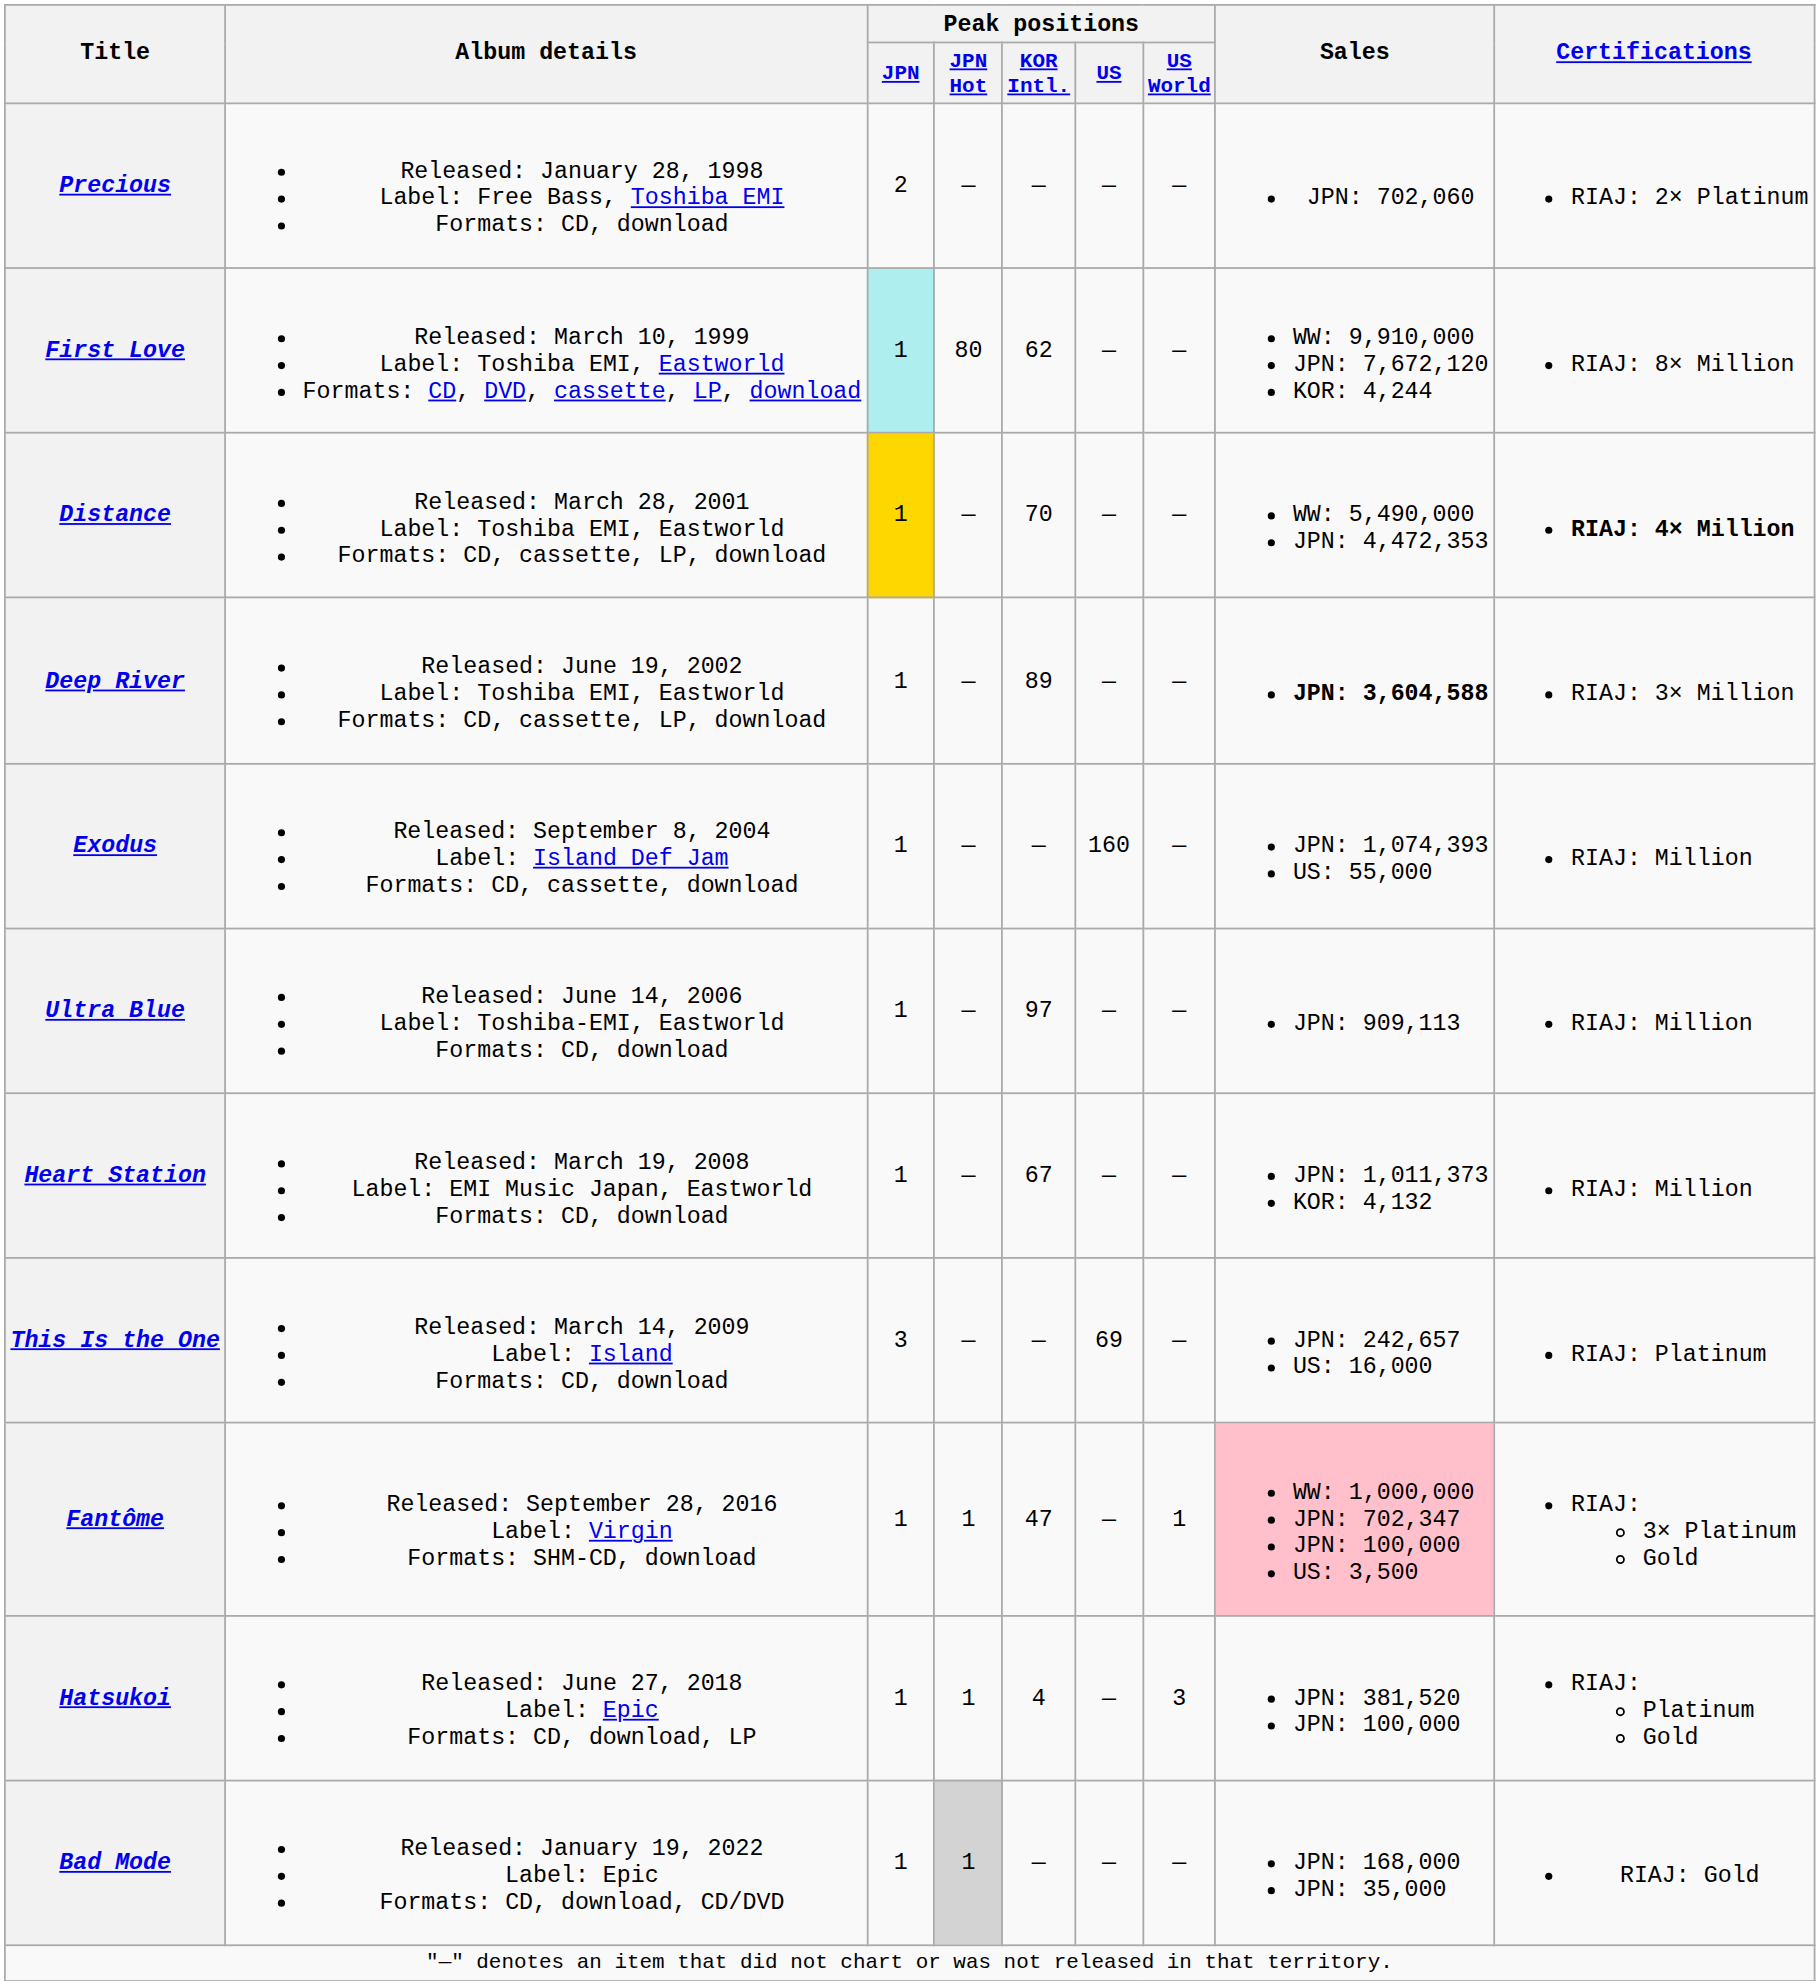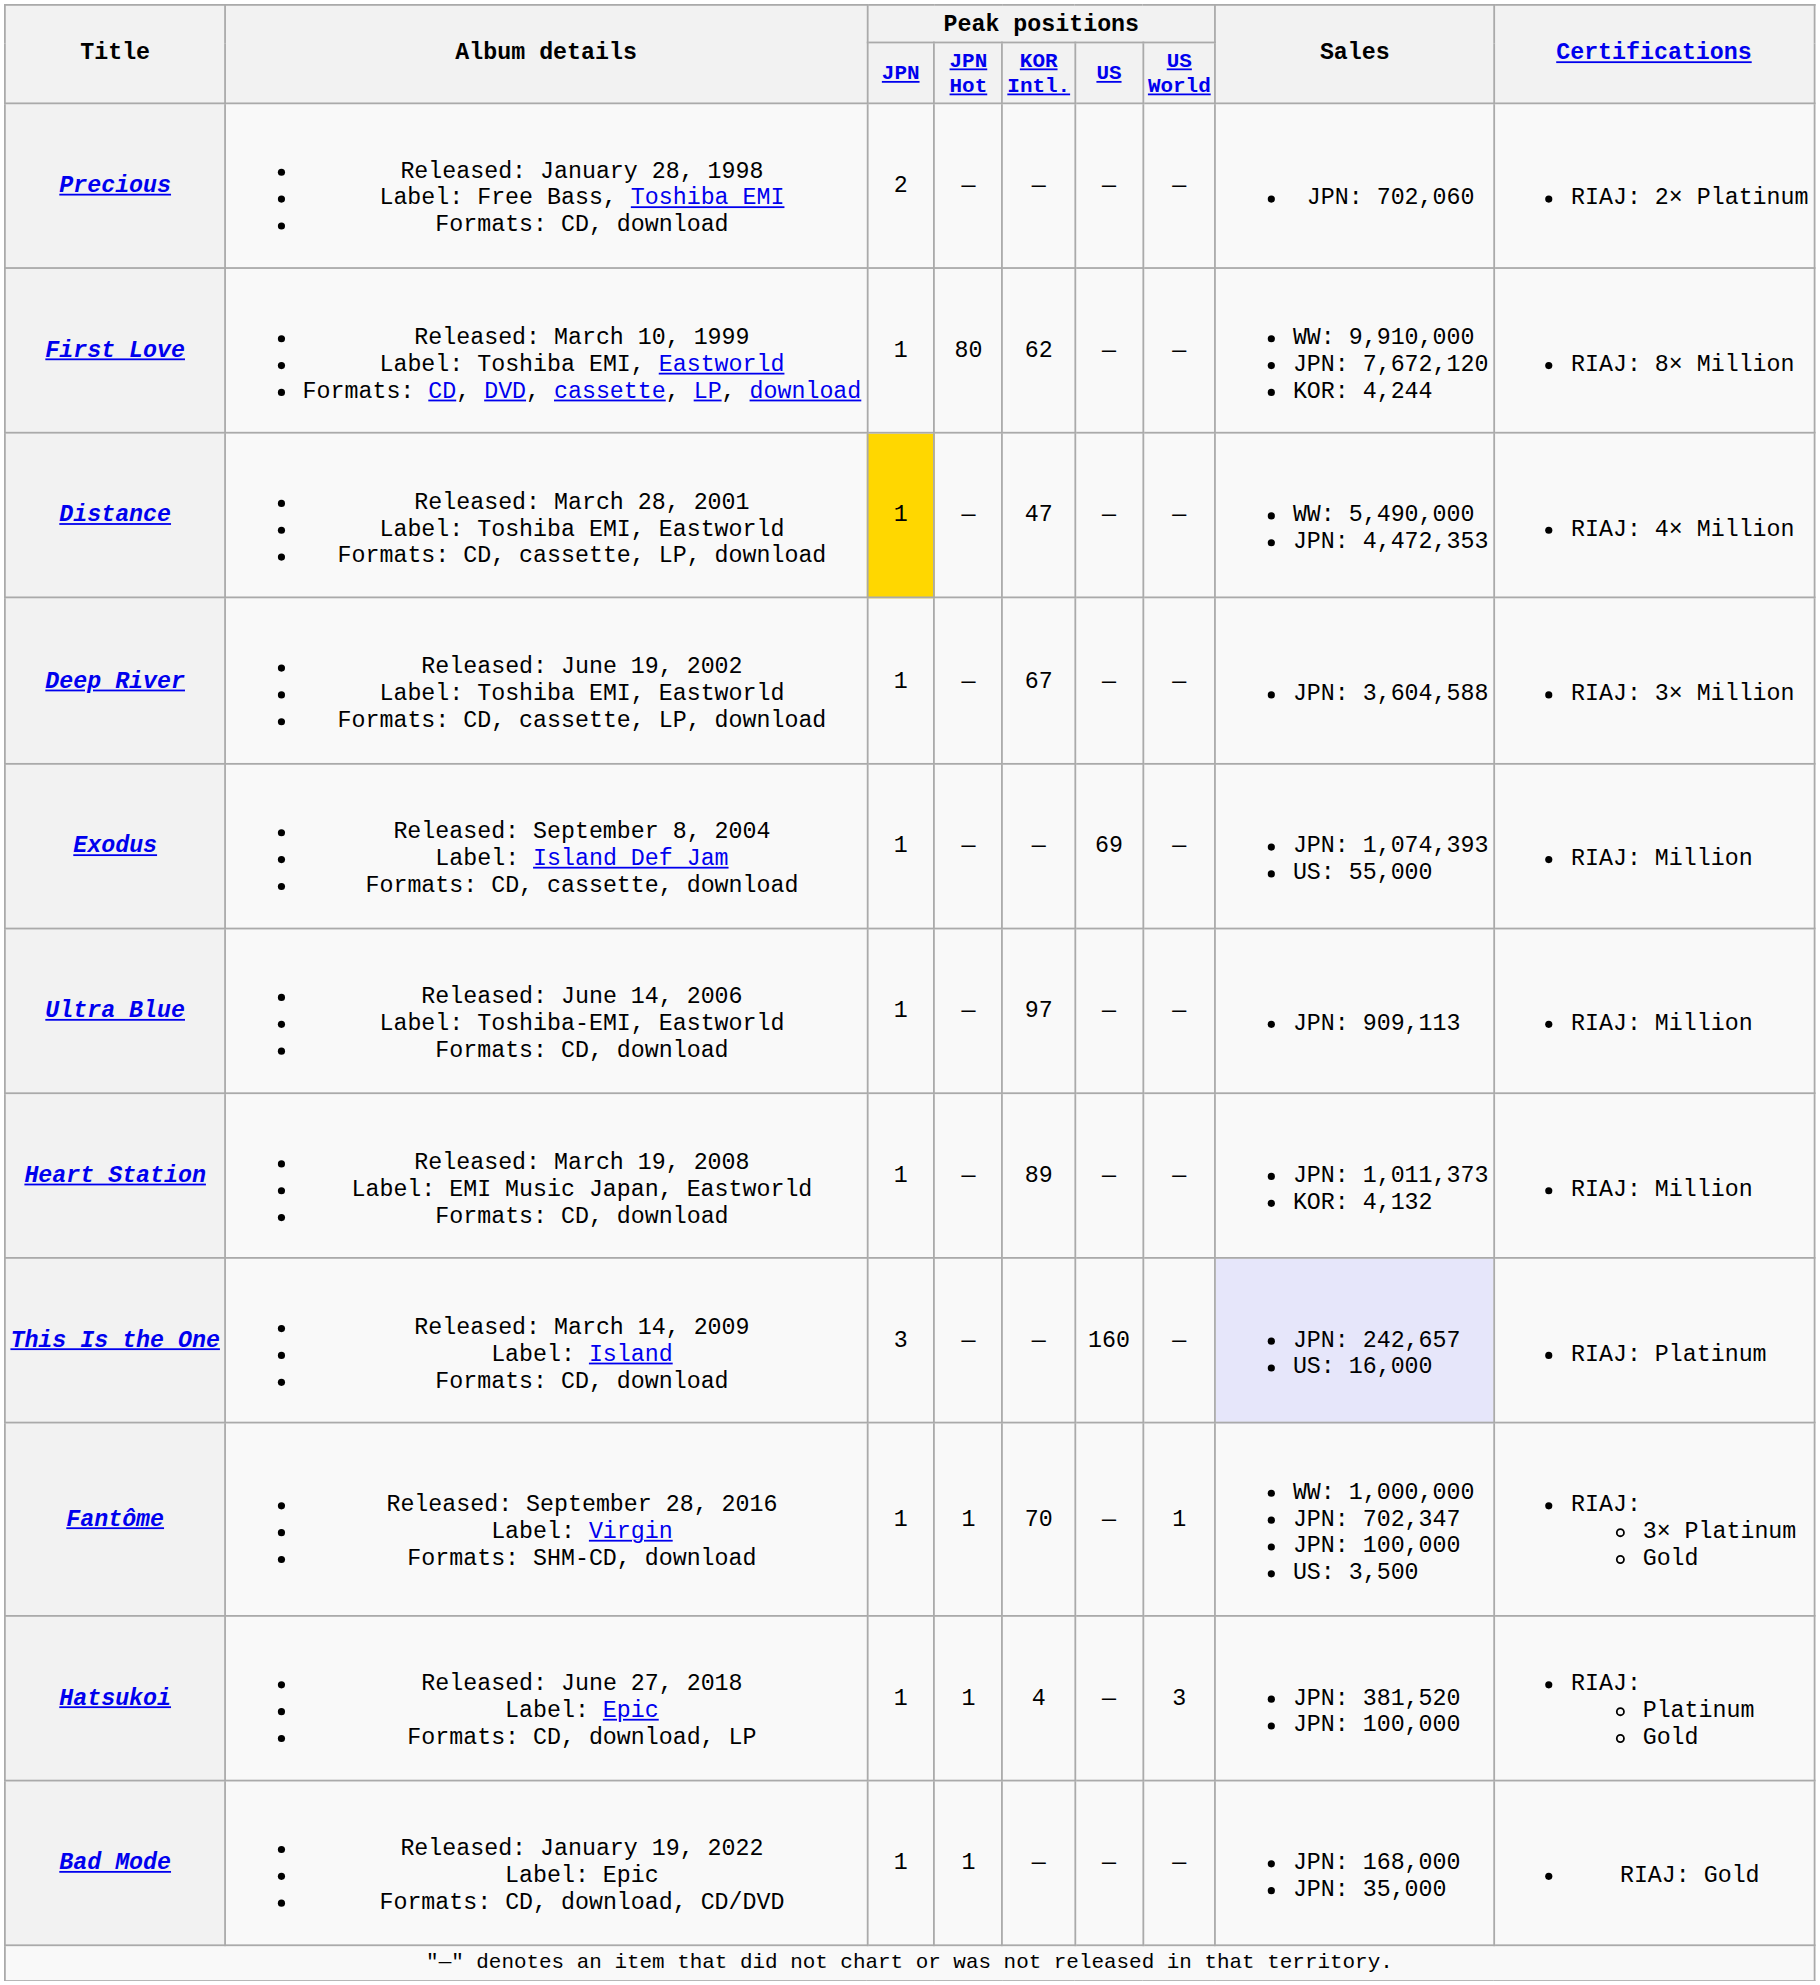(901, 351) paleturquoise background -> (901, 351) no background
(1039, 516) 70 -> (1039, 516) 47
(1654, 529) bold -> (1654, 529) normal
(1039, 681) 89 -> (1039, 681) 67
(1355, 694) bold -> (1355, 694) normal
(1109, 846) 160 -> (1109, 846) 69
(1039, 1176) 67 -> (1039, 1176) 89
(1109, 1341) 69 -> (1109, 1341) 160
(1355, 1354) no background -> (1355, 1354) lavender background
(1039, 1519) 47 -> (1039, 1519) 70
(1355, 1533) pink background -> (1355, 1533) no background
(968, 1863) lightgrey background -> (968, 1863) no background
